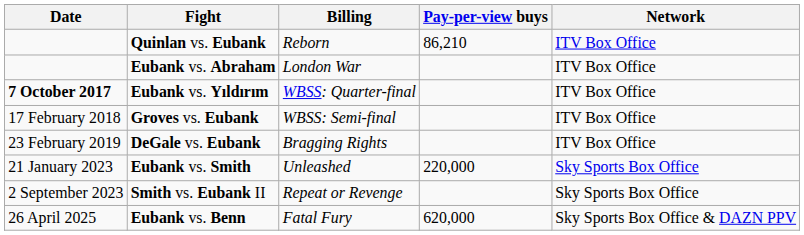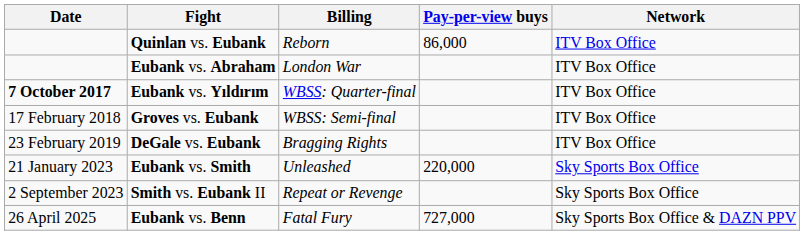(445, 42) 86,210 -> (445, 42) 86,000
(449, 218) 620,000 -> (449, 218) 727,000
